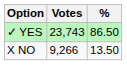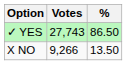(67, 32) 23,743 -> (67, 32) 27,743
